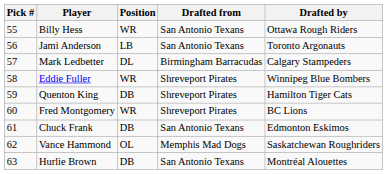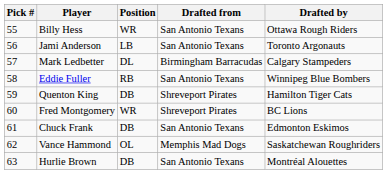(128, 78) WR -> (127, 78) RB
(199, 78) Shreveport Pirates -> (202, 78) San Antonio Texans
